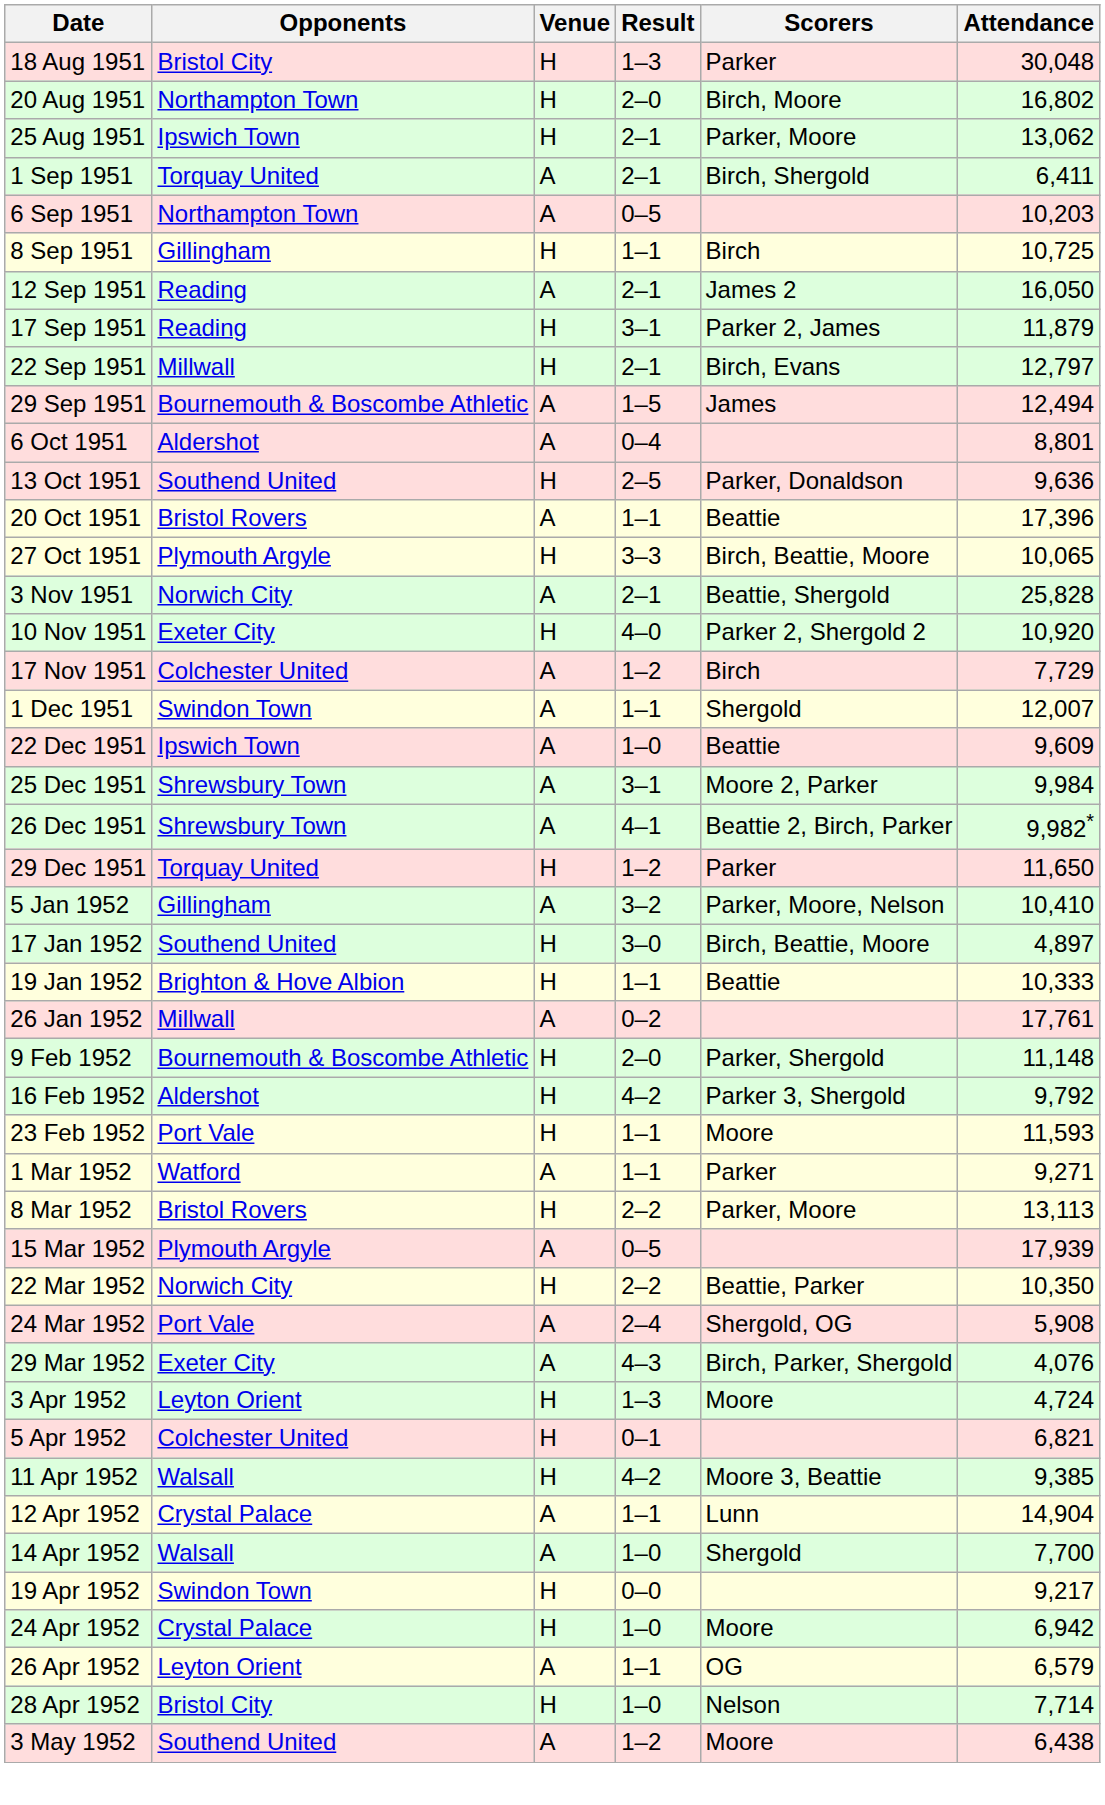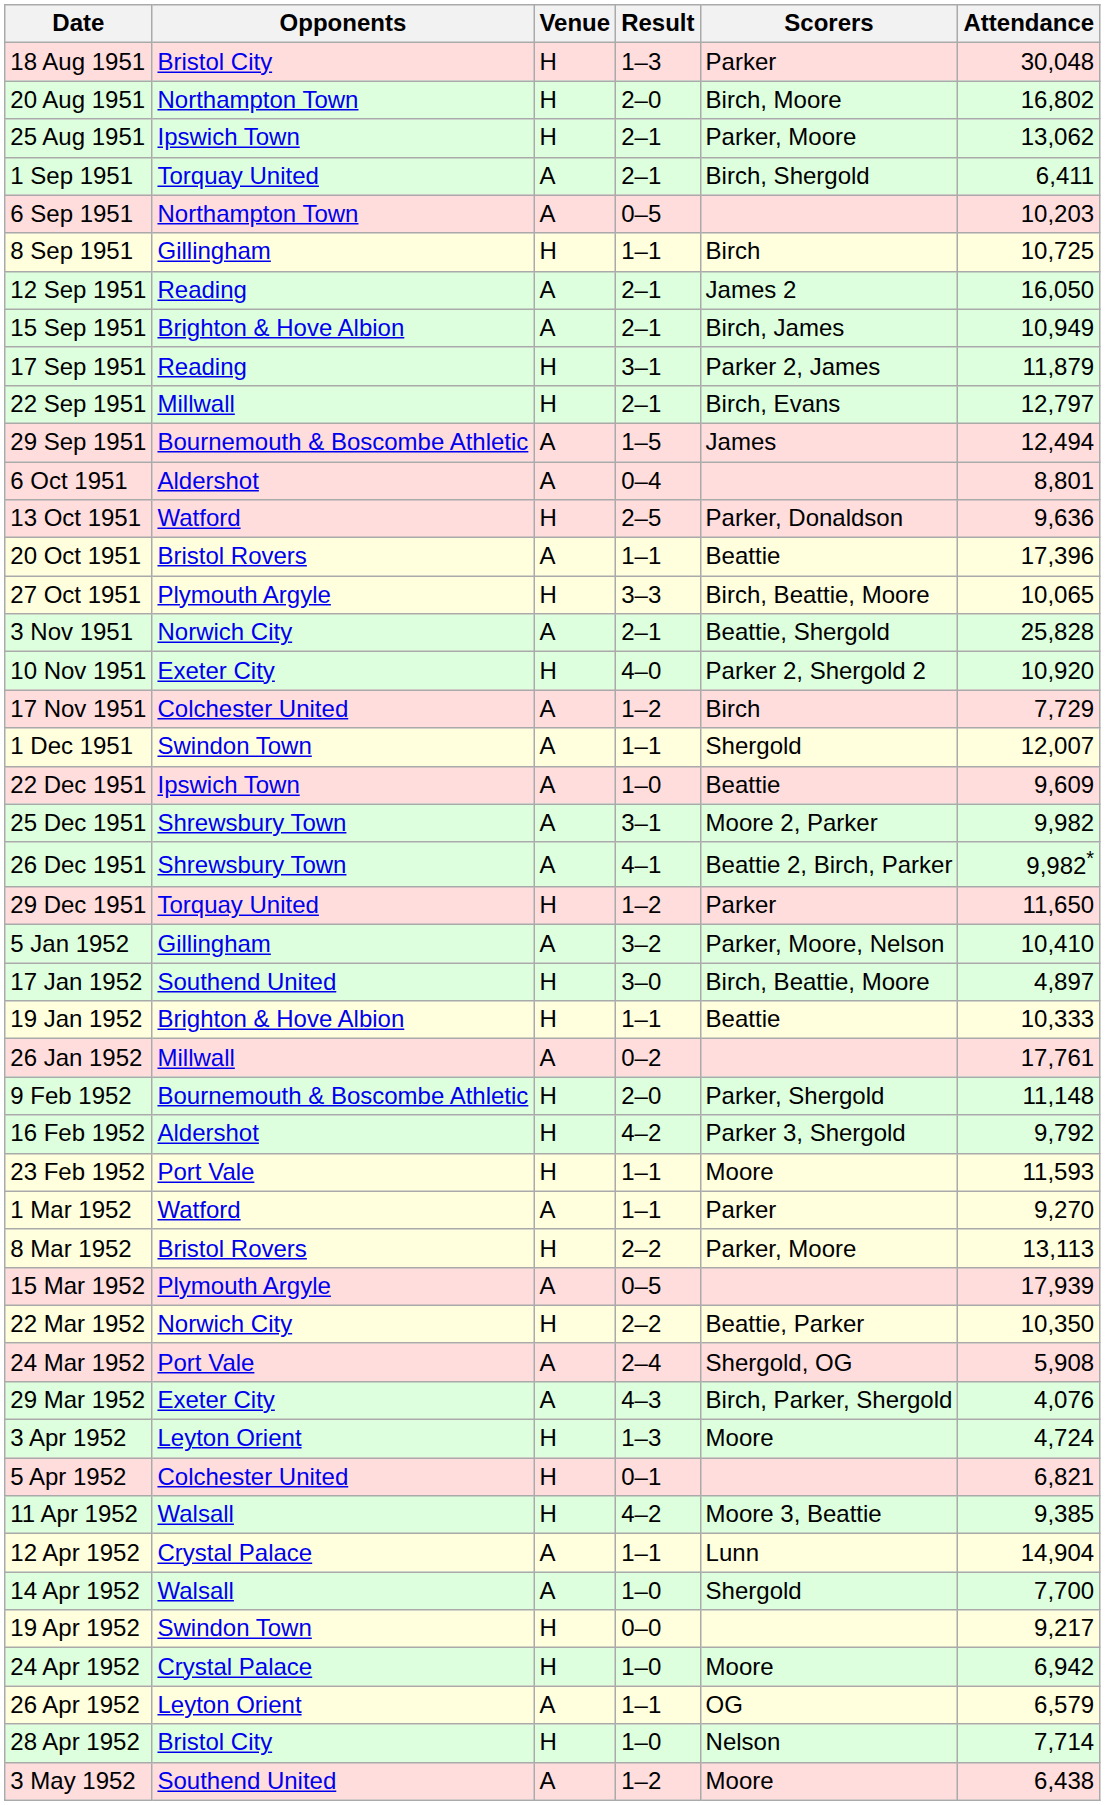+ row: (78, 328)
(247, 480) Southend United -> (199, 518) Watford
(1064, 784) 9,984 -> (1064, 822) 9,982
(1064, 1171) 9,271 -> (1064, 1209) 9,270
